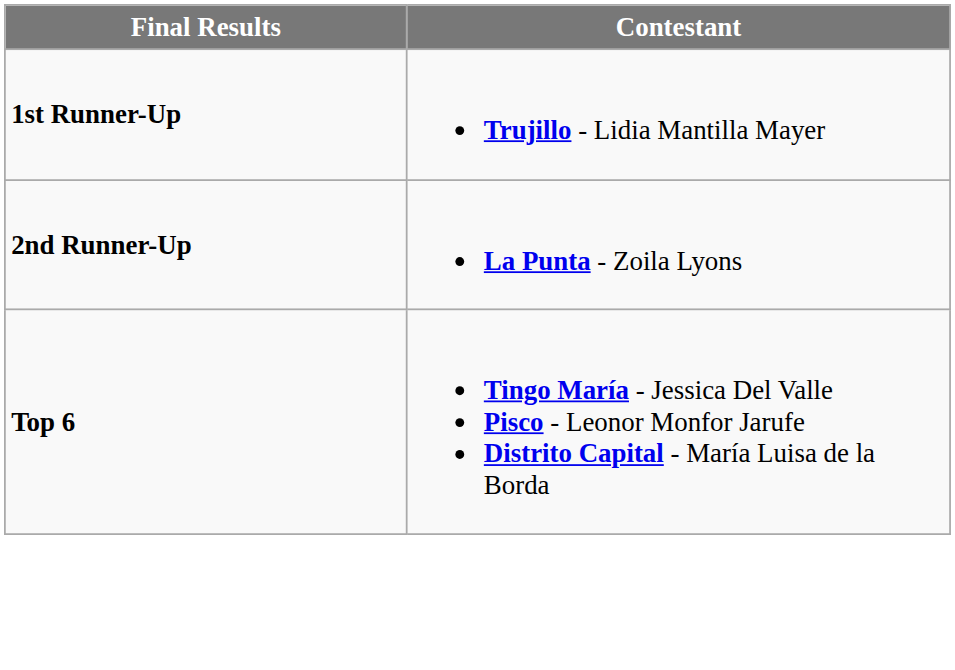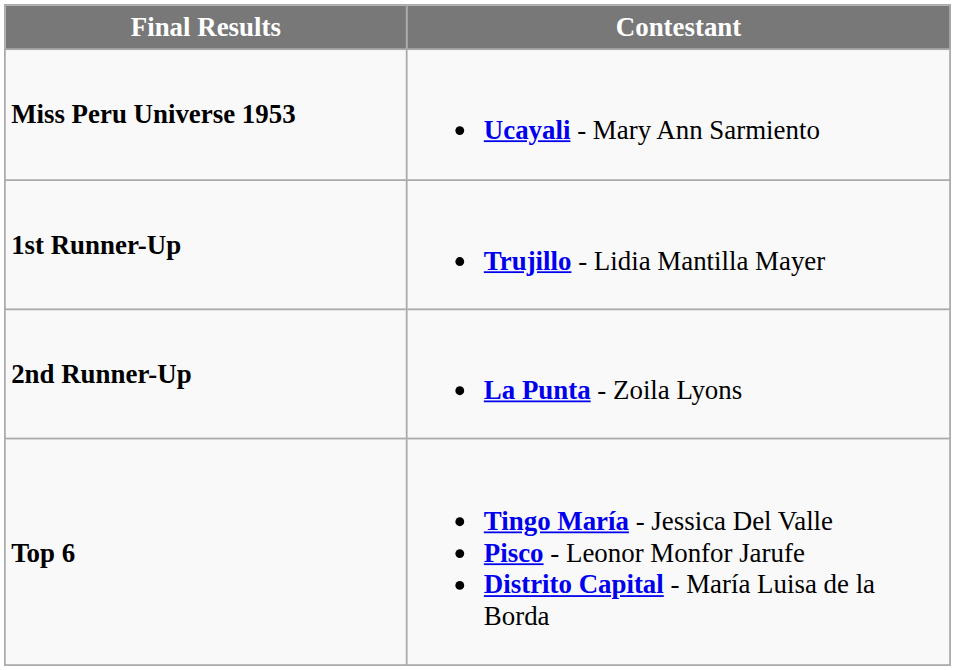+ row: (153, 114)
